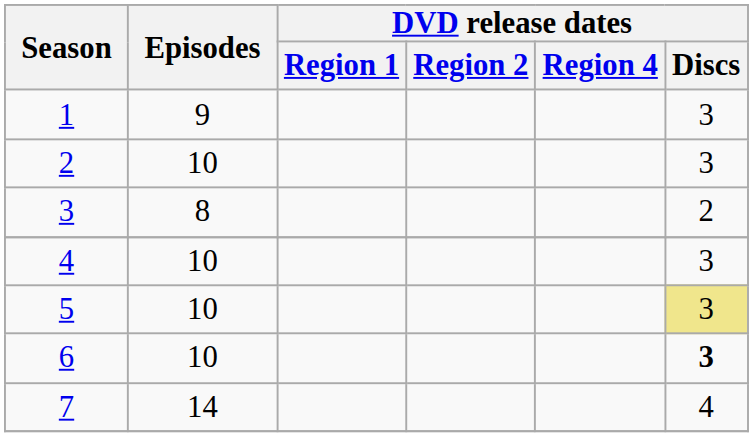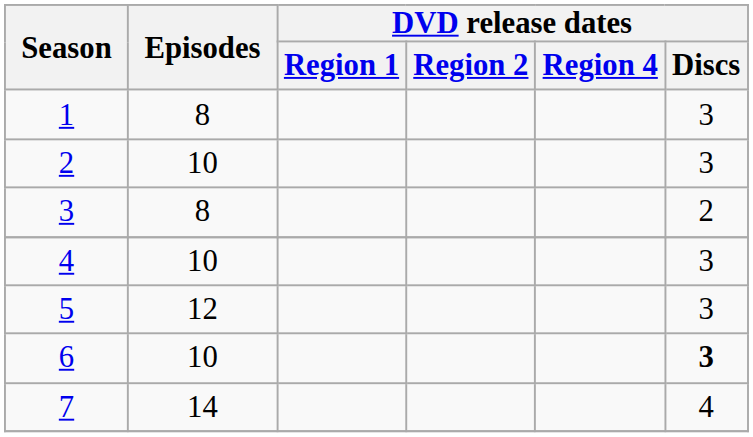(202, 114) 9 -> (202, 114) 8
(202, 308) 10 -> (202, 308) 12
(706, 308) khaki background -> (706, 308) no background
